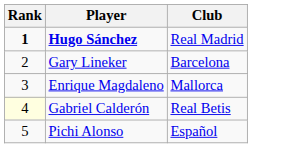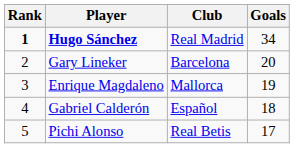+ column: (268, 16)
(25, 108) lightyellow background -> (25, 108) no background
(201, 108) Real Betis -> (194, 108) Español
(194, 131) Español -> (201, 131) Real Betis
